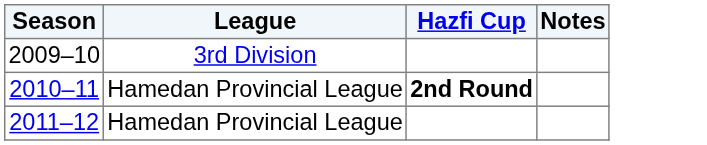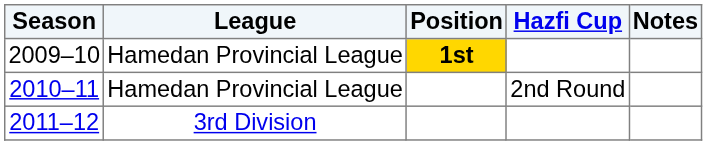+ column: (457, 21)
(255, 55) 3rd Division -> (255, 55) Hamedan Provincial League
(472, 89) bold -> (568, 89) normal
(255, 122) Hamedan Provincial League -> (255, 122) 3rd Division
